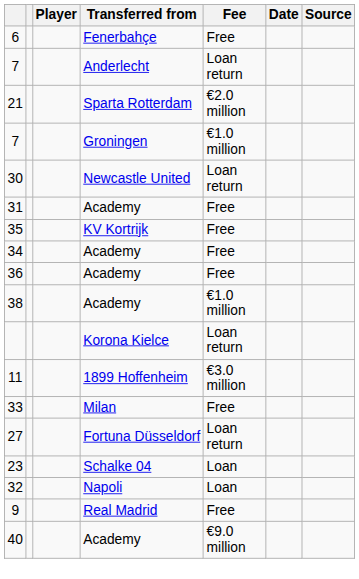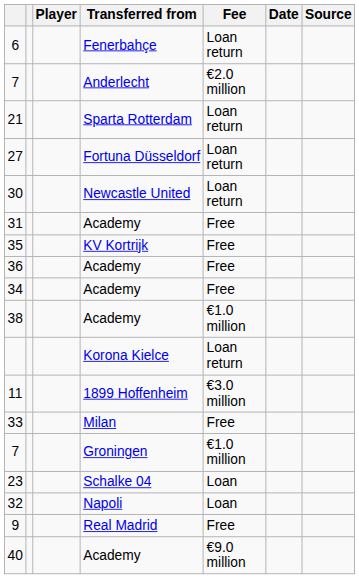(221, 37) Free -> (225, 44) Loan return
(225, 66) Loan return -> (226, 82) €2.0 million
(226, 104) €2.0 million -> (225, 119) Loan return
rows swapped: (15, 437) <-> (15, 141)
rows swapped: (15, 251) <-> (15, 273)
